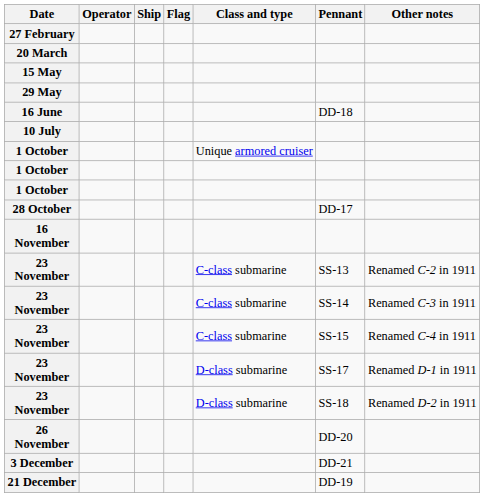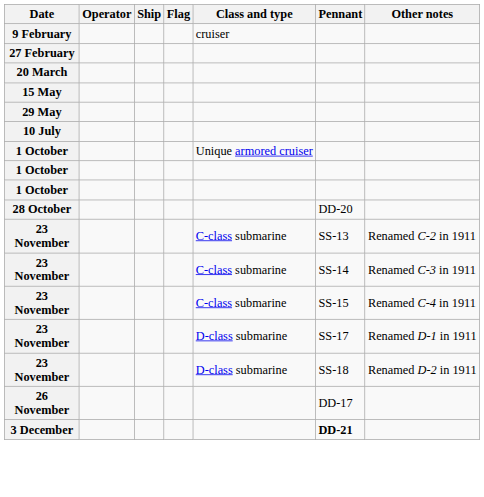+ row: (42, 33)
- row: (42, 111)
(336, 209) DD-17 -> (336, 209) DD-20
- row: (42, 236)
(336, 436) DD-20 -> (336, 403) DD-17
(336, 462) normal -> (336, 429) bold
- row: (42, 482)
